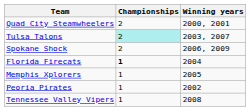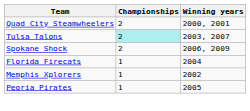(120, 62) bold -> (120, 62) normal
(192, 74) 2005 -> (192, 74) 2002
(192, 87) 2002 -> (192, 87) 2005
- row: (60, 100)
